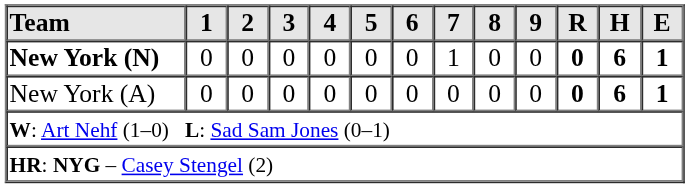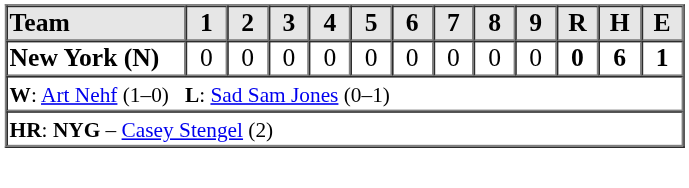(453, 58) 1 -> (453, 58) 0
- row: (82, 93)
